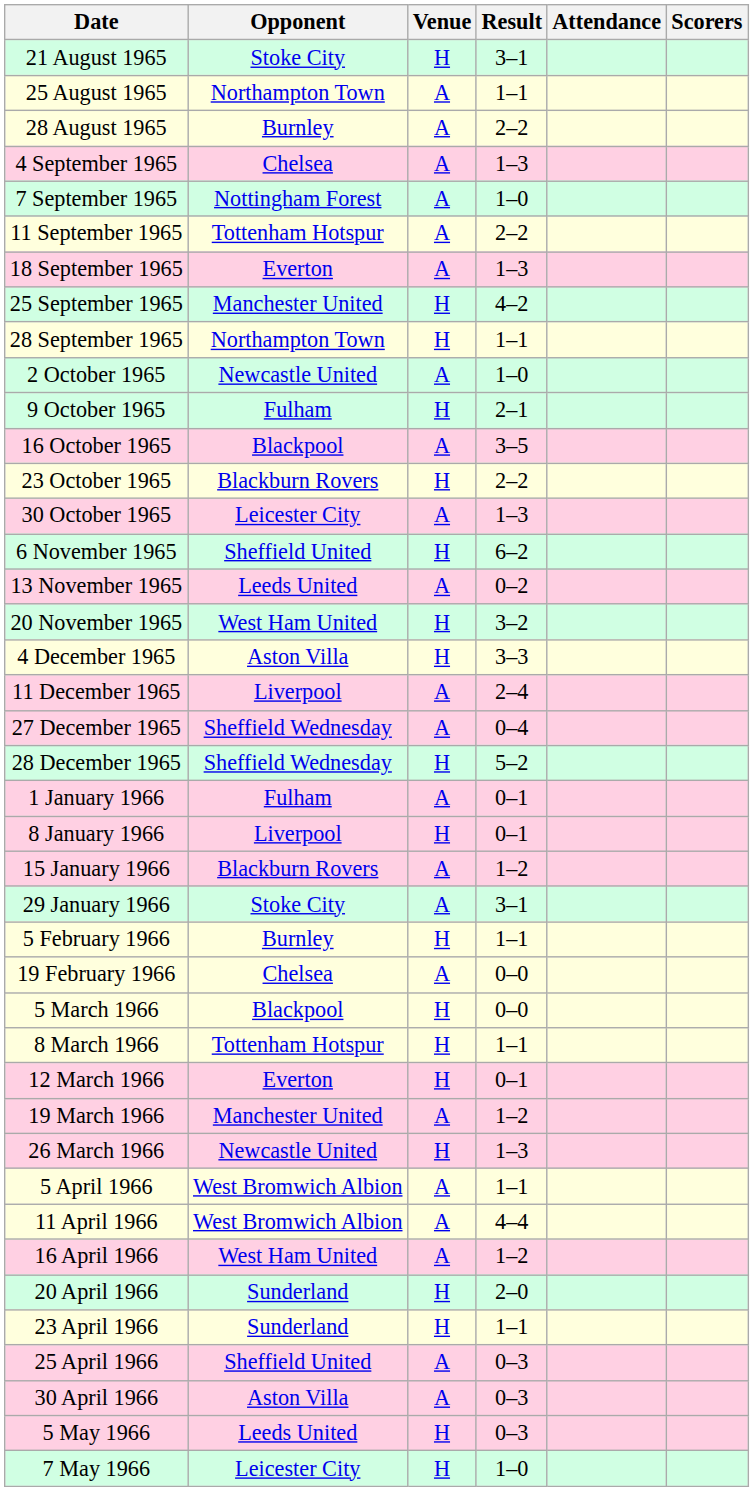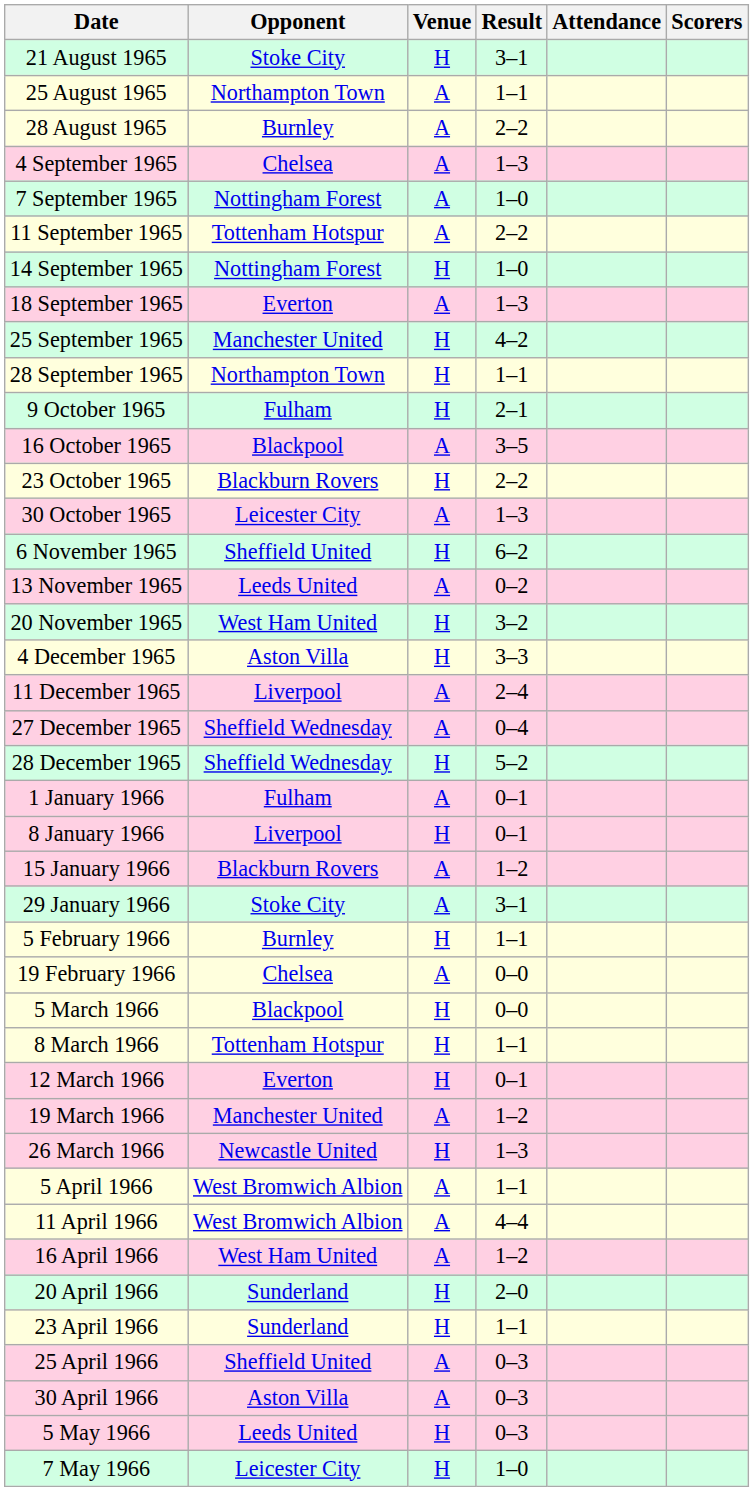+ row: (96, 269)
- row: (96, 374)
